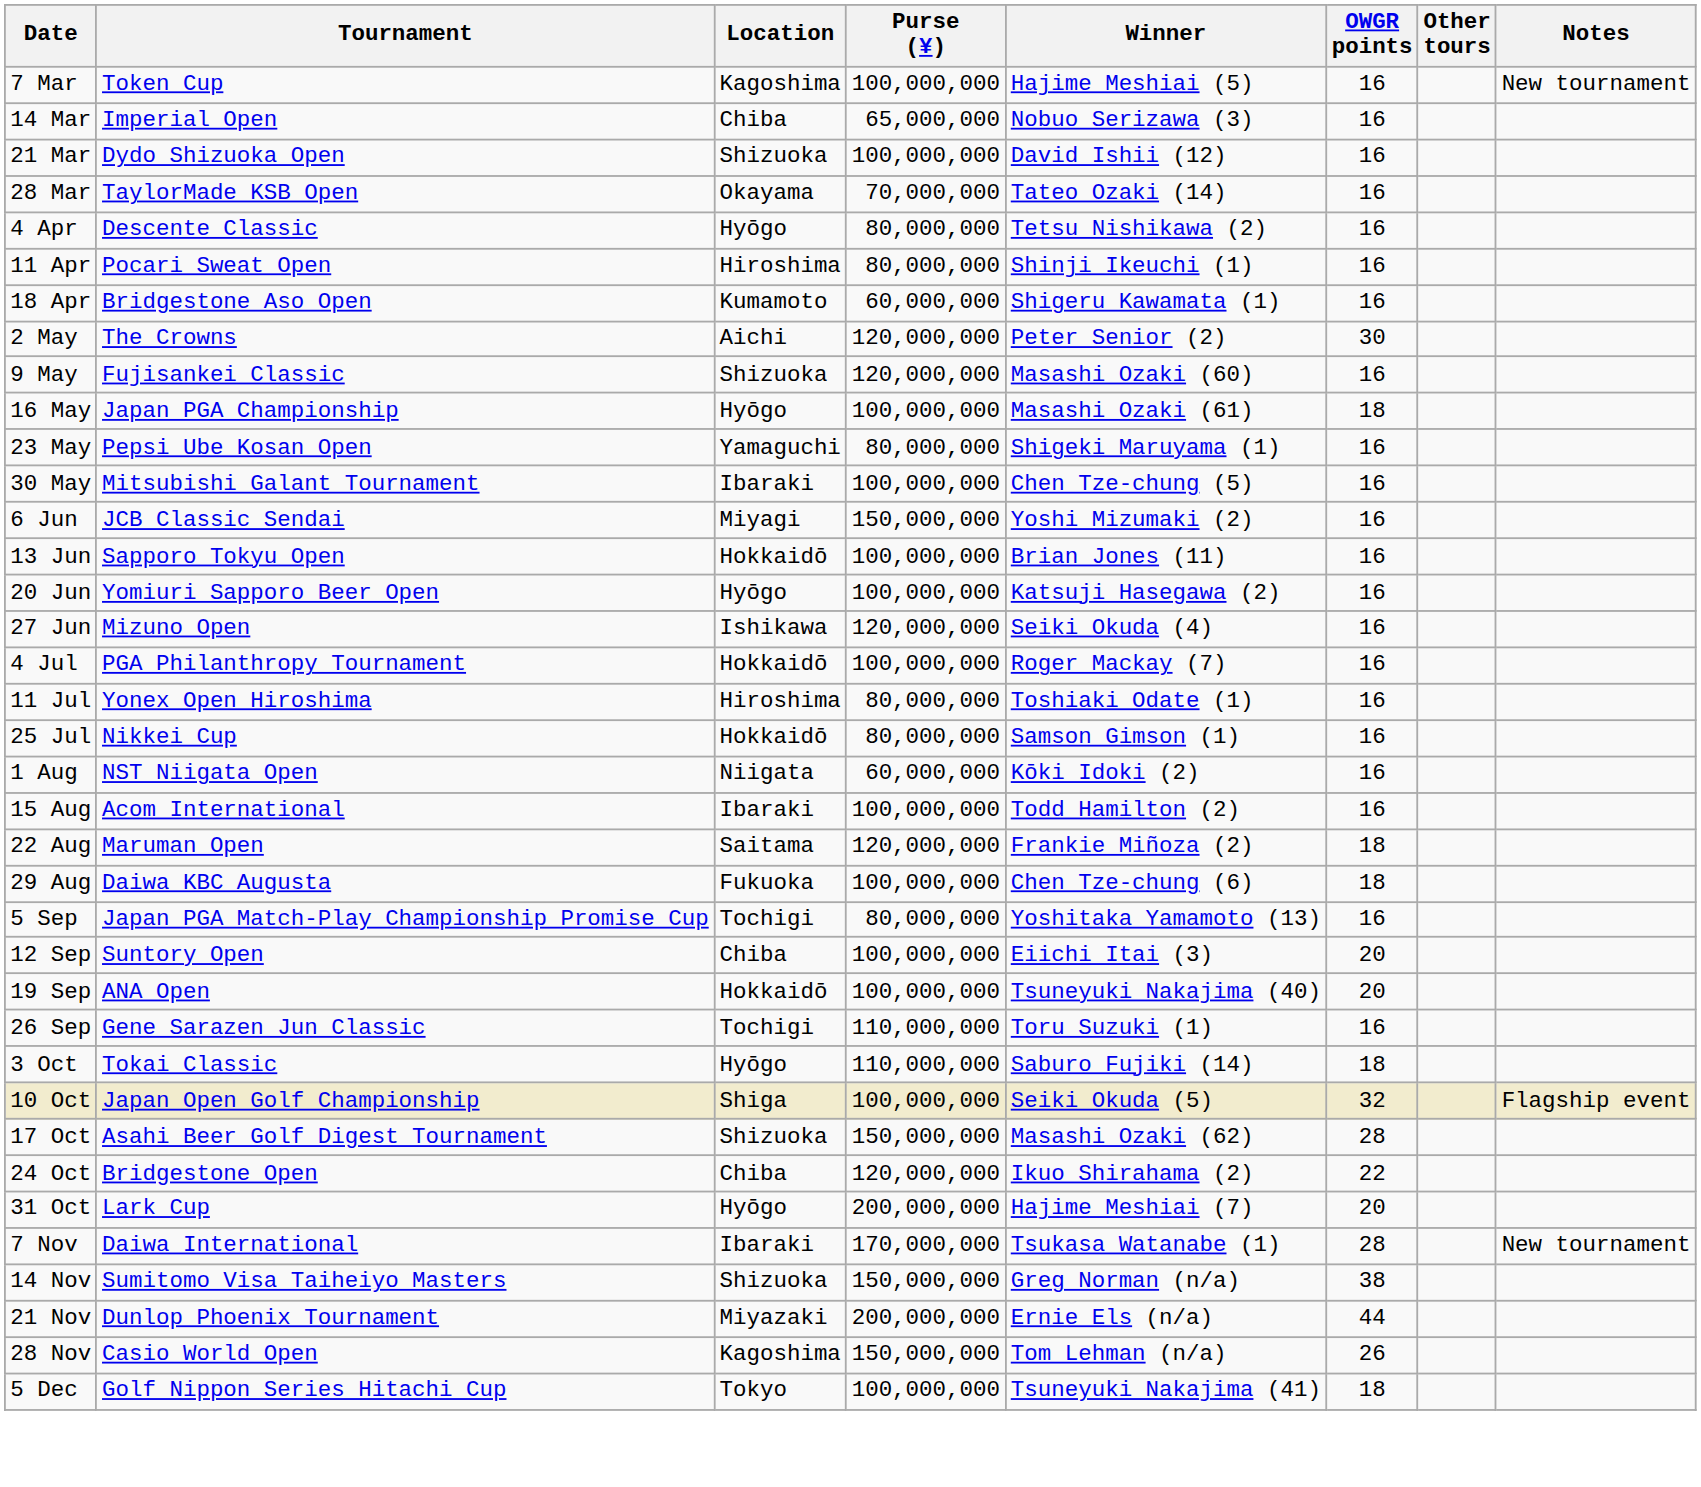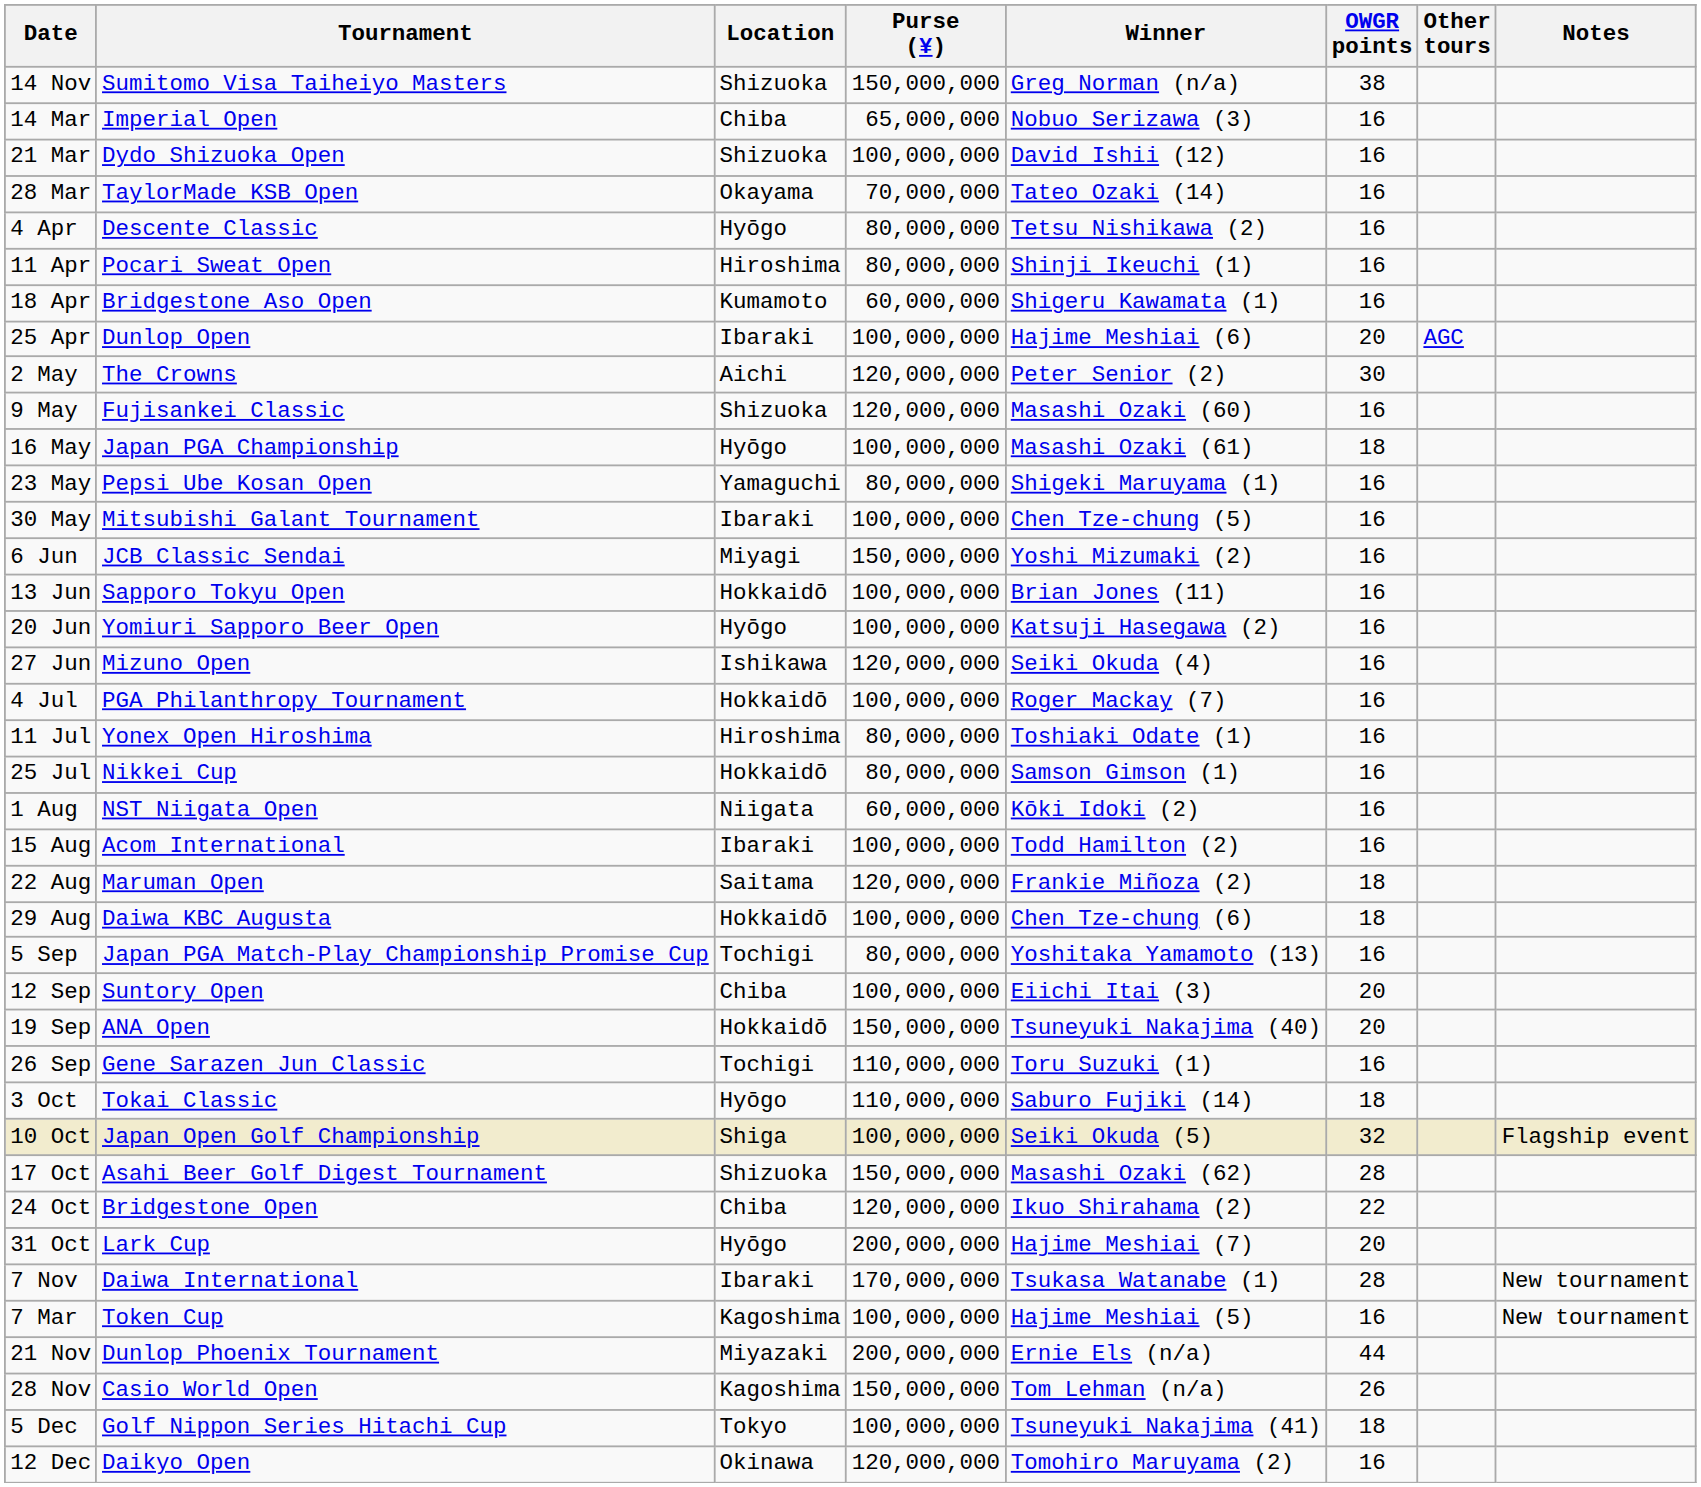rows swapped: (44, 85) <-> (51, 1283)
+ row: (51, 339)
(767, 883) Fukuoka -> (773, 920) Hokkaidō
(926, 992) 100,000,000 -> (926, 1029) 150,000,000
+ row: (51, 1464)
